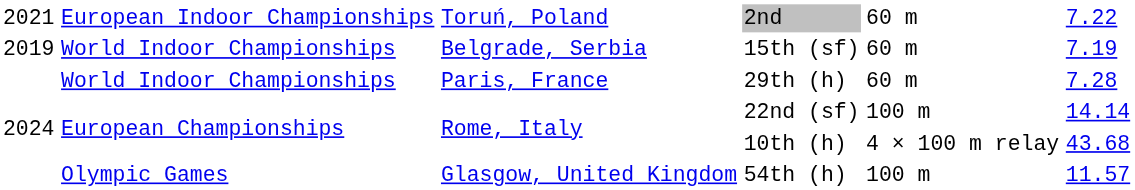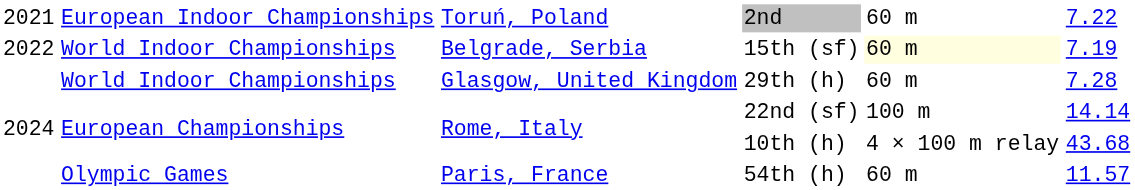(29, 50) 2019 -> (29, 50) 2022
(892, 50) no background -> (892, 50) lightyellow background
(525, 81) Paris, France -> (589, 81) Glasgow, United Kingdom
(589, 175) Glasgow, United Kingdom -> (525, 175) Paris, France
(898, 175) 100 m -> (892, 175) 60 m
